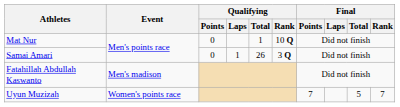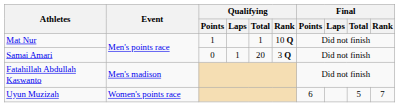(212, 41) 0 -> (212, 41) 1
(260, 55) 26 -> (260, 55) 20
(310, 94) 7 -> (310, 94) 6
